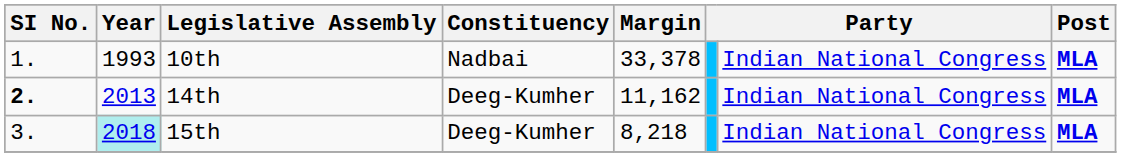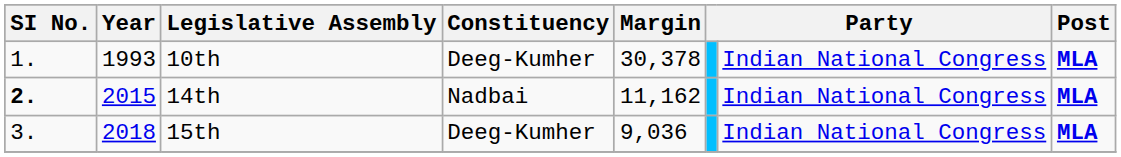(488, 60) Nadbai -> (521, 60) Deeg-Kumher
(660, 60) 33,378 -> (660, 60) 30,378
(129, 97) 2013 -> (129, 97) 2015
(521, 97) Deeg-Kumher -> (488, 97) Nadbai
(129, 133) paleturquoise background -> (129, 133) no background
(654, 133) 8,218 -> (654, 133) 9,036
